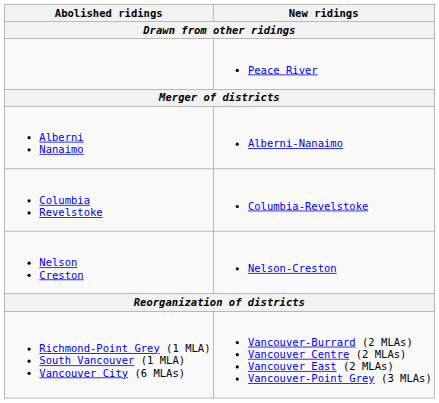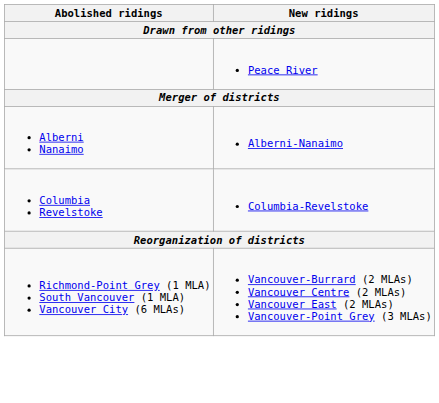- row: (109, 269)
